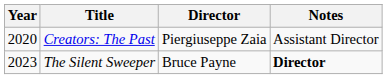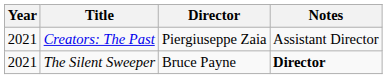(22, 39) 2020 -> (22, 39) 2021
(22, 62) 2023 -> (22, 62) 2021
